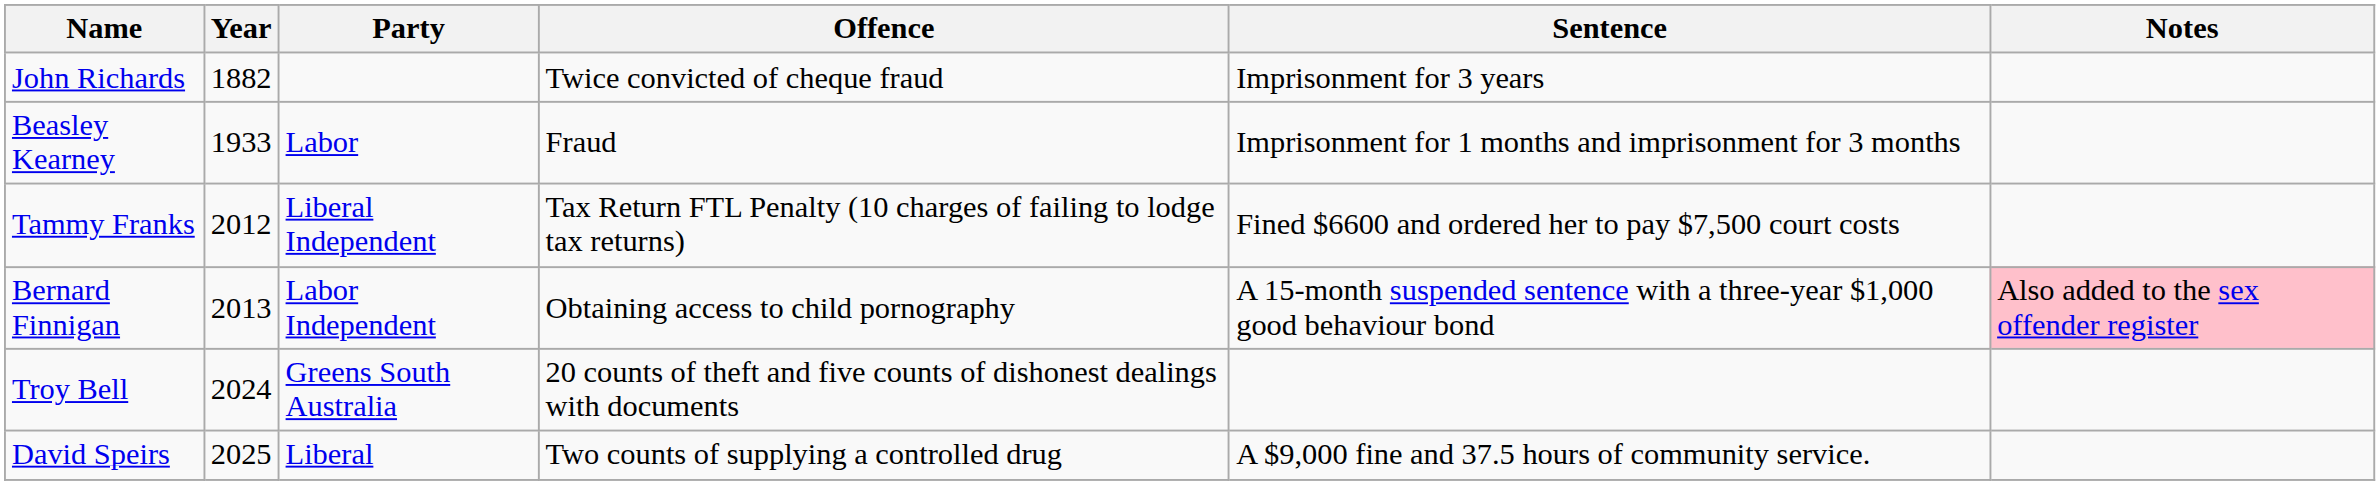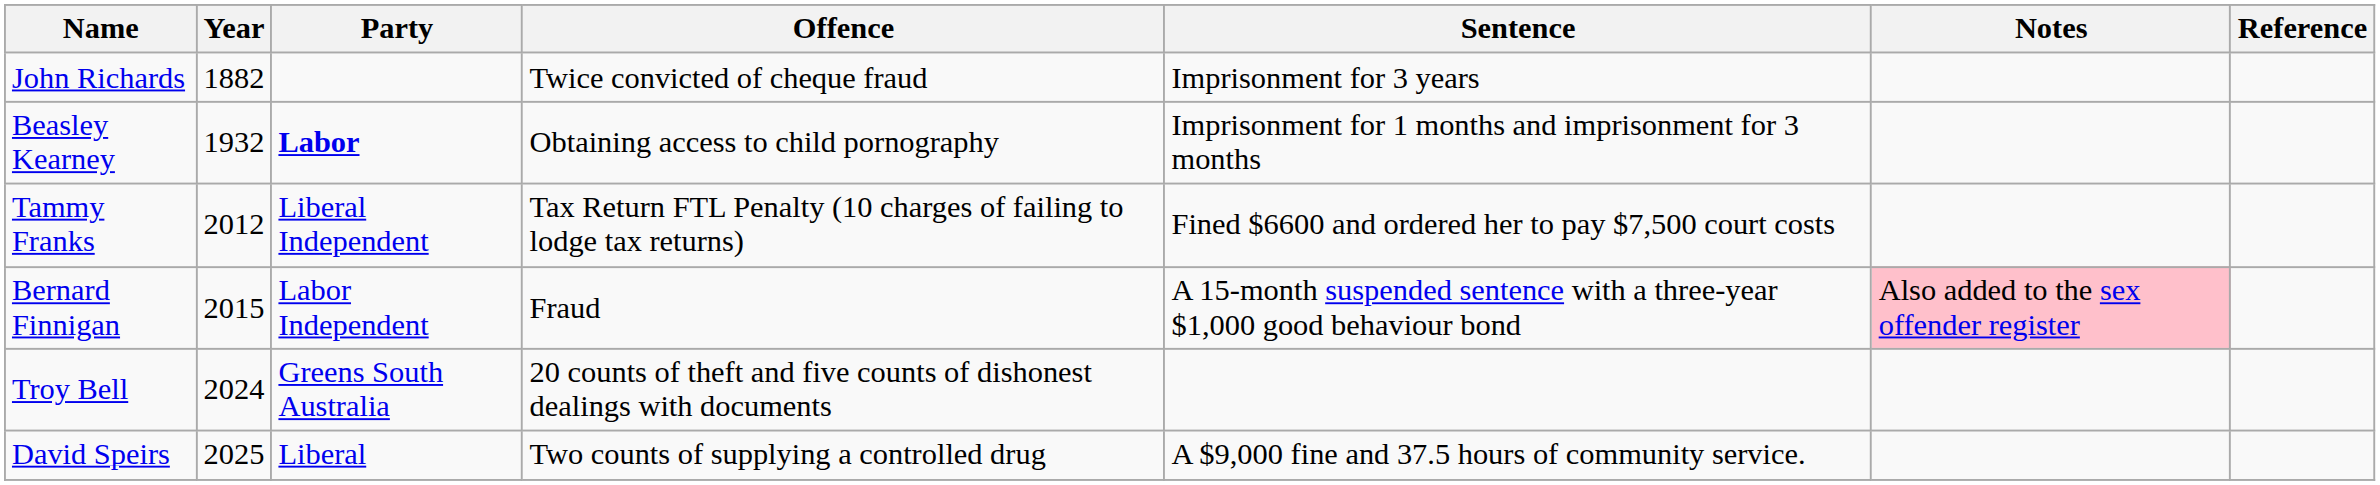+ column: (2303, 28)
(241, 142) 1933 -> (234, 142) 1932
(322, 142) normal -> (319, 142) bold
(581, 142) Fraud -> (764, 142) Obtaining access to child pornography
(241, 306) 2013 -> (234, 306) 2015
(780, 306) Obtaining access to child pornography -> (565, 306) Fraud
